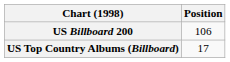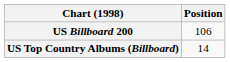(203, 48) 17 -> (203, 48) 14
